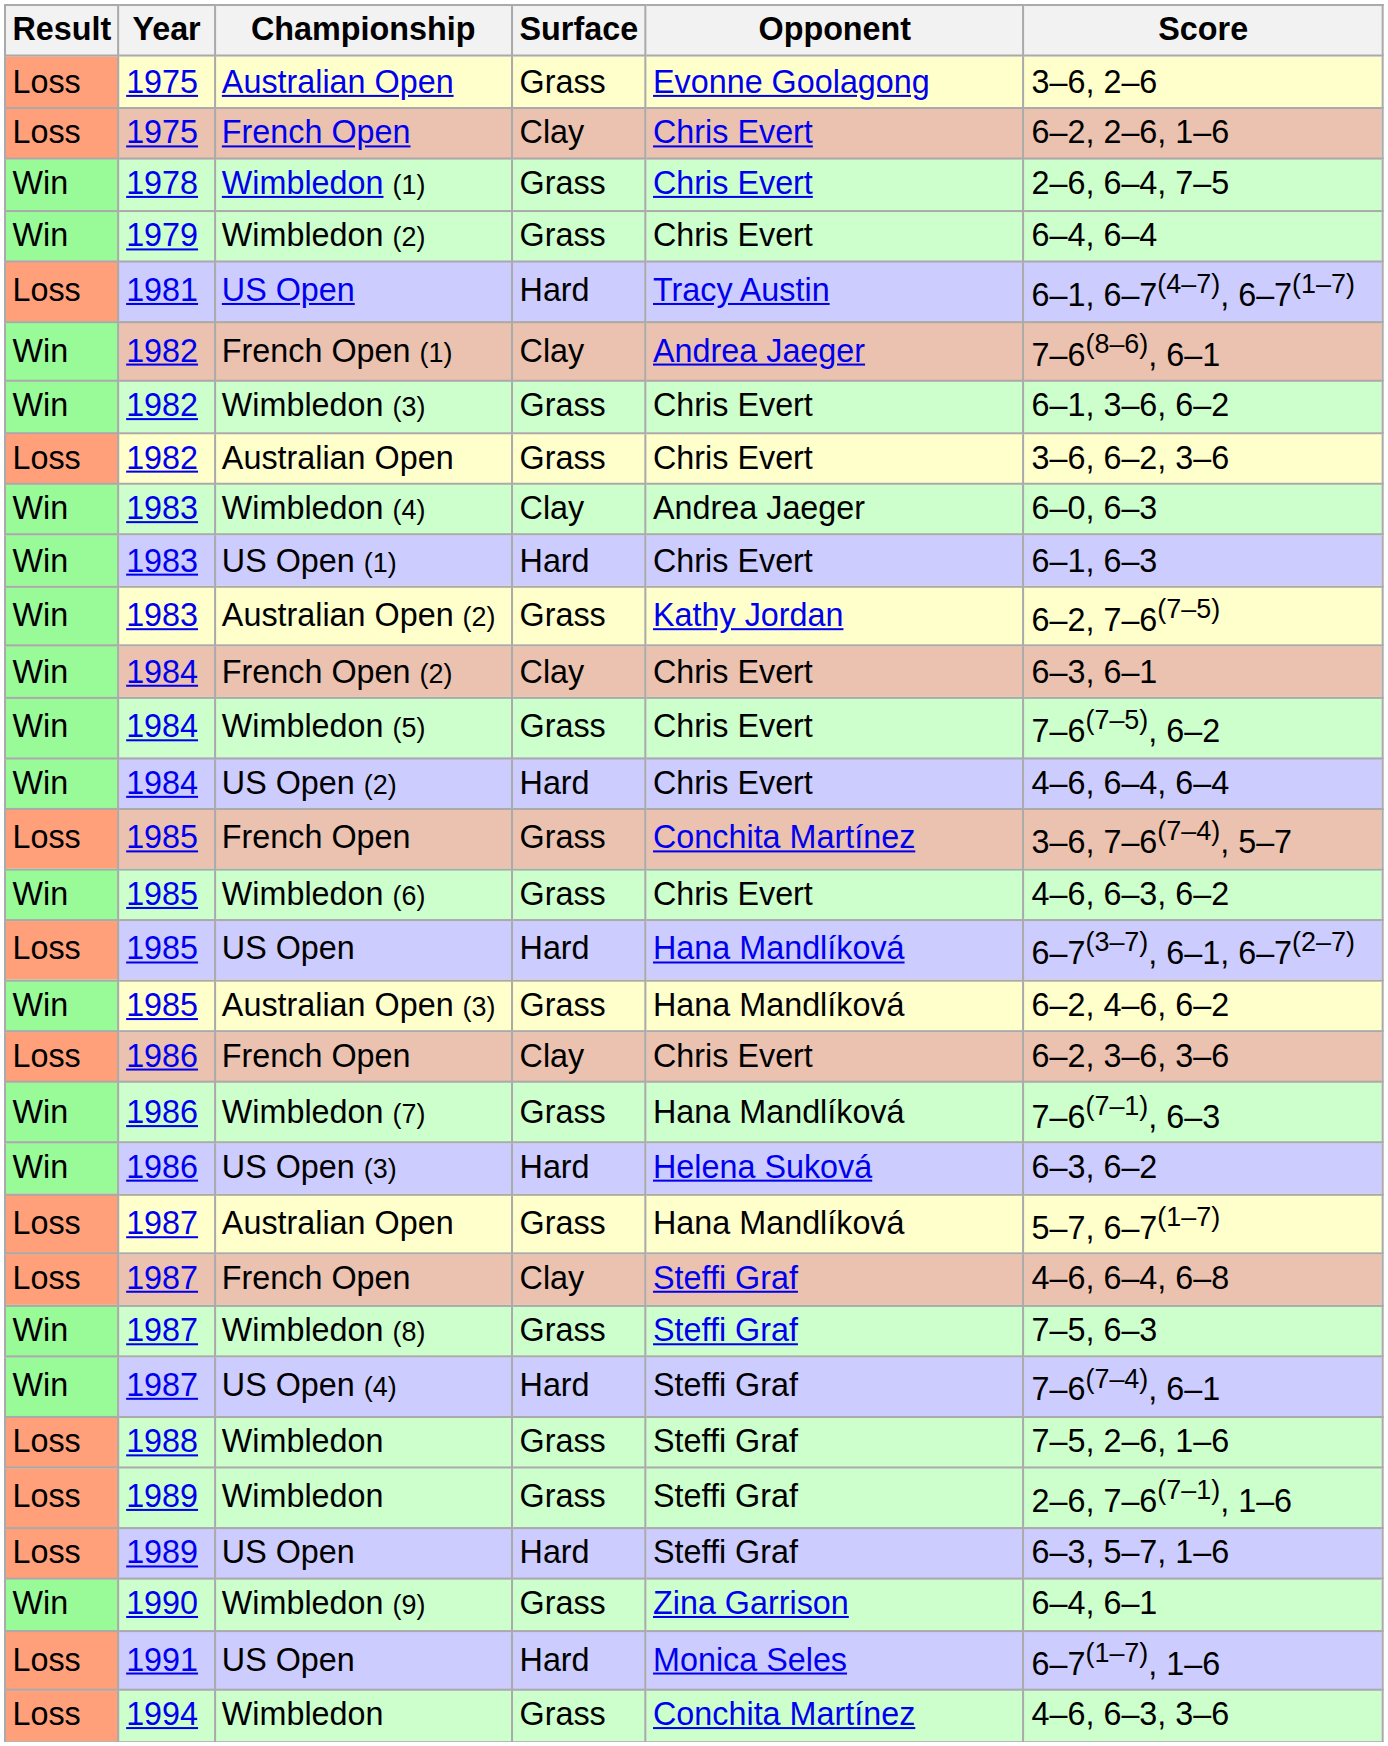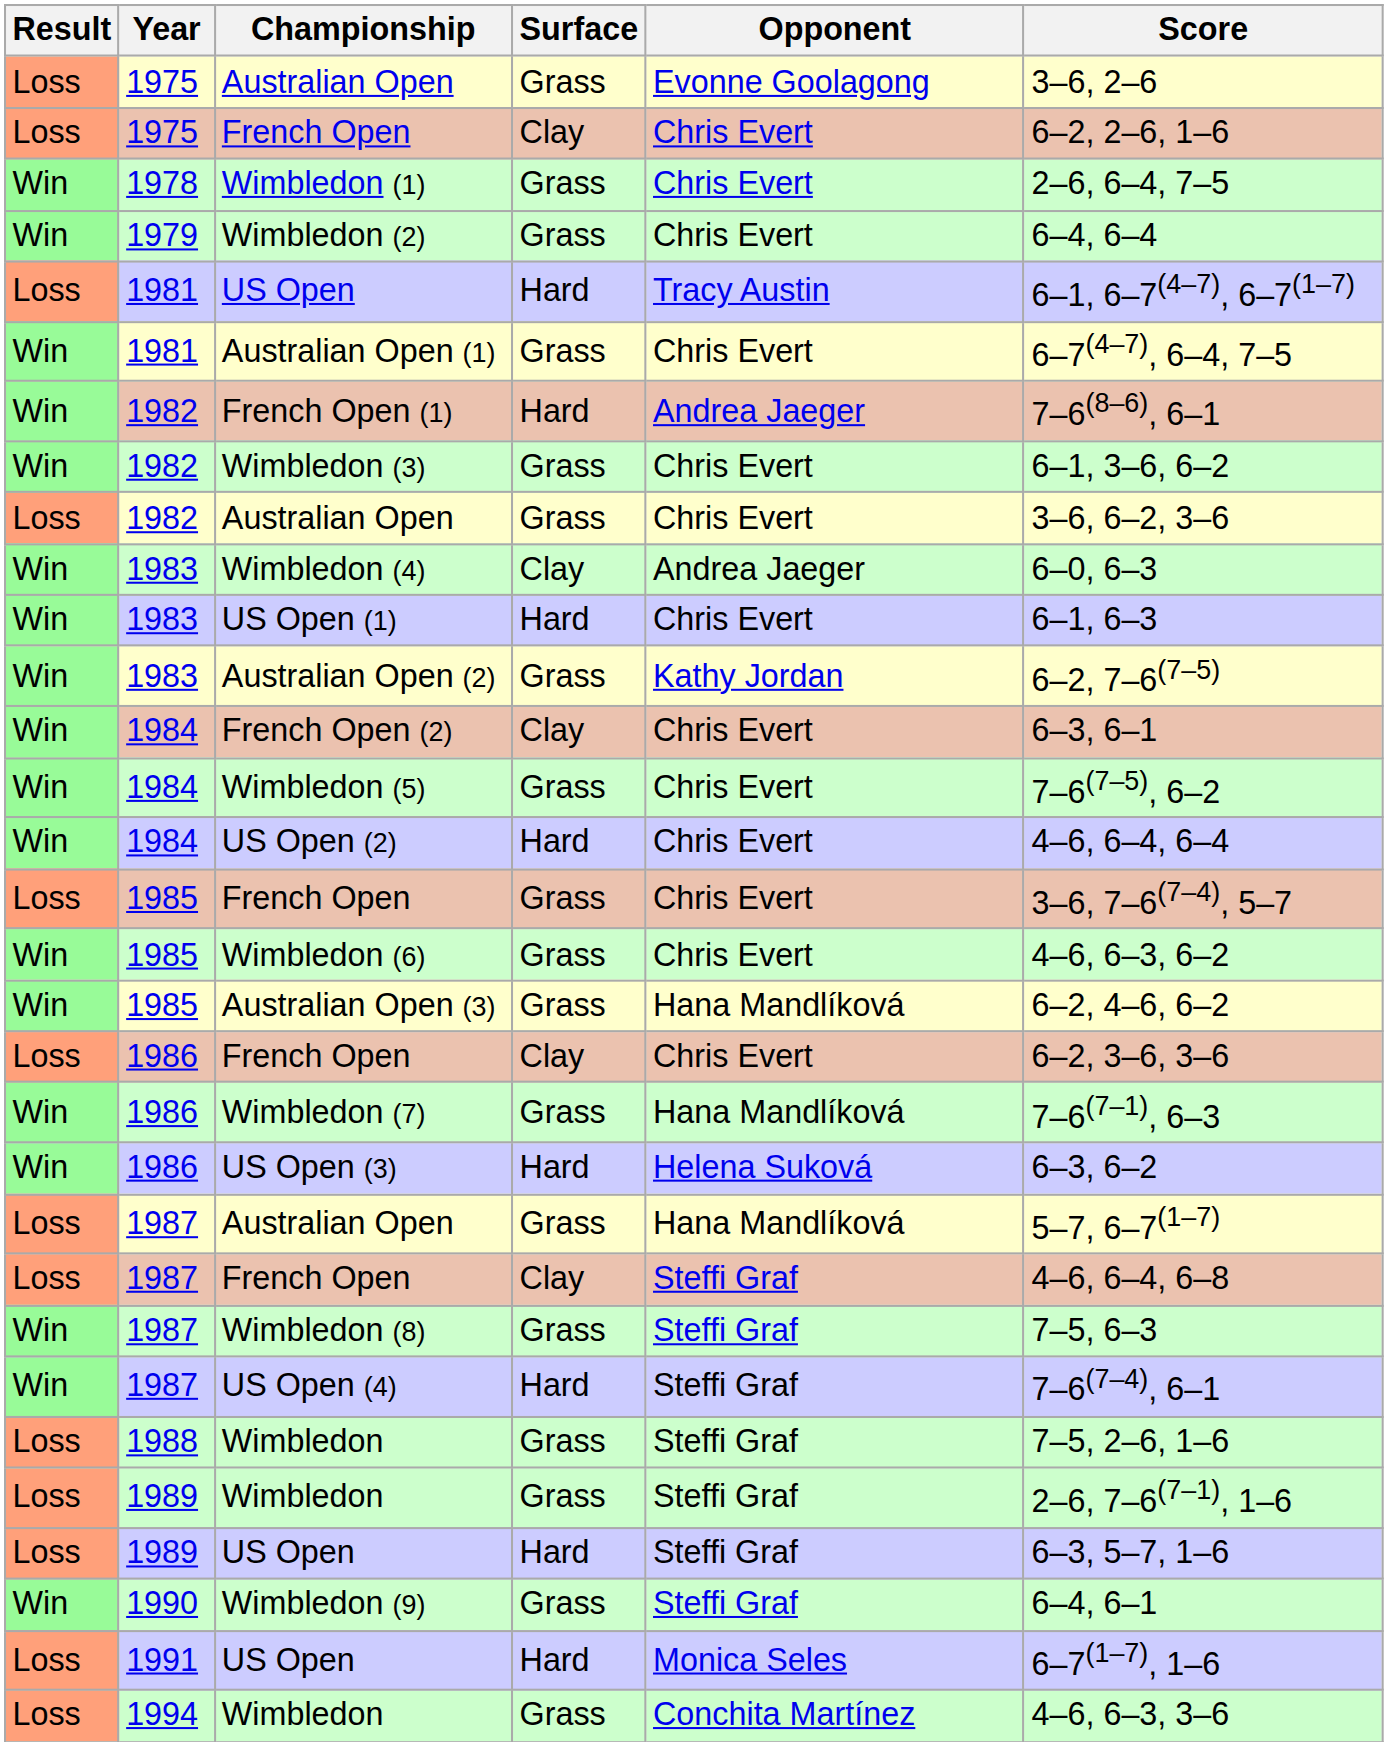+ row: (162, 350)
(552, 350) Clay -> (555, 410) Hard
(784, 838) Conchita Martínez -> (733, 898) Chris Evert
- row: (162, 949)
(751, 1604) Zina Garrison -> (725, 1604) Steffi Graf
